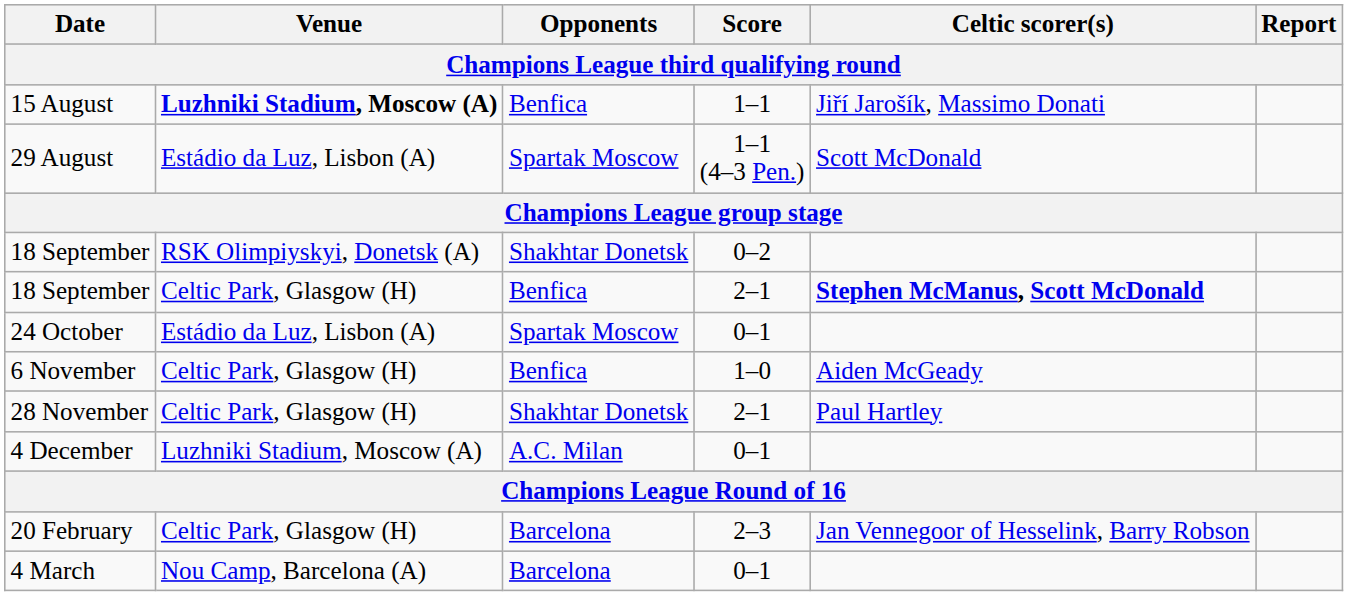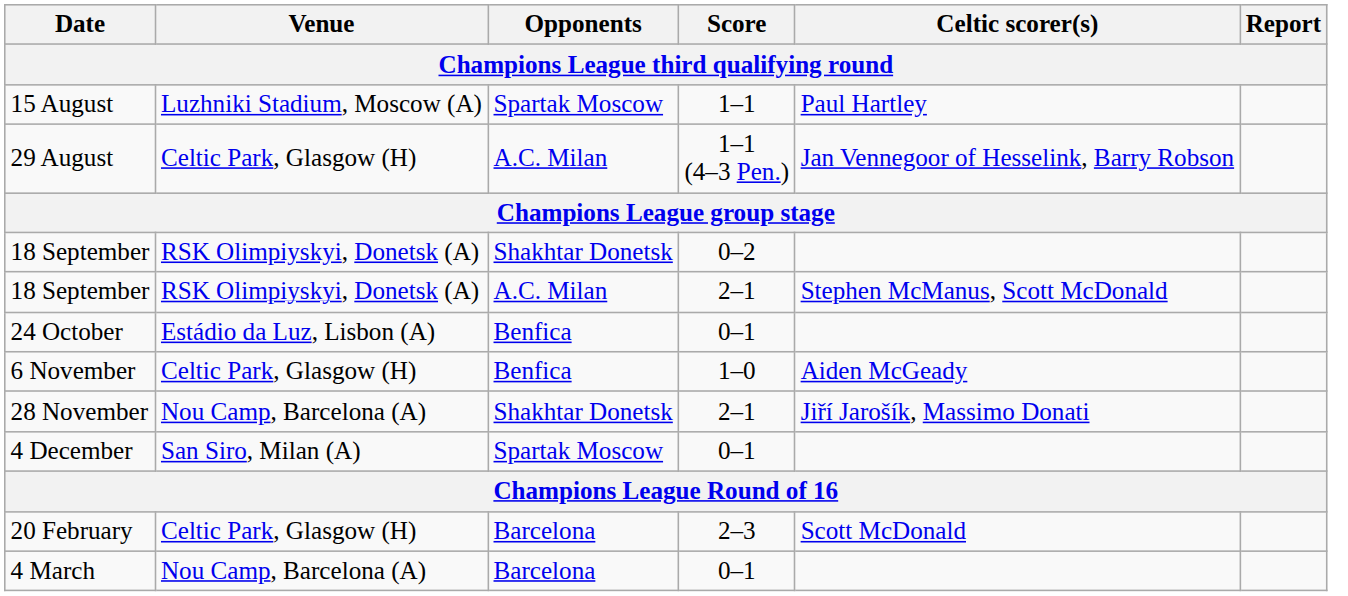(329, 104) bold -> (321, 104) normal
(548, 104) Benfica -> (578, 104) Spartak Moscow
(960, 104) Jiří Jarošík, Massimo Donati -> (864, 104) Paul Hartley
(298, 158) Estádio da Luz, Lisbon (A) -> (289, 158) Celtic Park, Glasgow (H)
(594, 158) Spartak Moscow -> (550, 158) A.C. Milan
(899, 158) Scott McDonald -> (1017, 158) Jan Vennegoor of Hesselink, Barry Robson
(289, 291) Celtic Park, Glasgow (H) -> (320, 291) RSK Olimpiyskyi, Donetsk (A)
(548, 291) Benfica -> (550, 291) A.C. Milan
(1010, 291) bold -> (984, 291) normal
(594, 331) Spartak Moscow -> (533, 331) Benfica
(289, 411) Celtic Park, Glasgow (H) -> (294, 411) Nou Camp, Barcelona (A)
(879, 411) Paul Hartley -> (945, 411) Jiří Jarošík, Massimo Donati
(321, 451) Luzhniki Stadium, Moscow (A) -> (261, 451) San Siro, Milan (A)
(566, 451) A.C. Milan -> (578, 451) Spartak Moscow
(1033, 530) Jan Vennegoor of Hesselink, Barry Robson -> (883, 530) Scott McDonald
